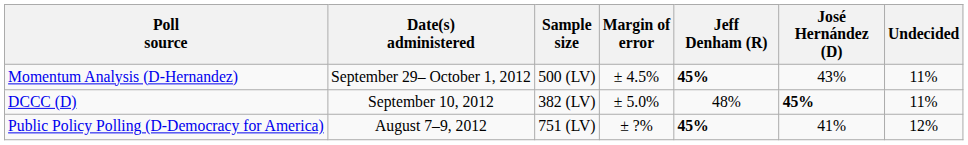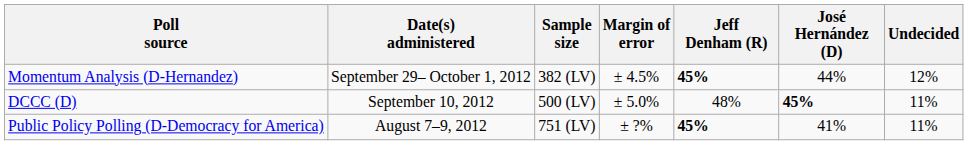(567, 77) 500 (LV) -> (567, 77) 382 (LV)
(832, 77) 43% -> (832, 77) 44%
(924, 77) 11% -> (924, 77) 12%
(567, 101) 382 (LV) -> (567, 101) 500 (LV)
(924, 126) 12% -> (924, 126) 11%
